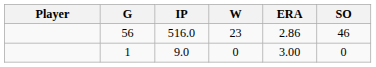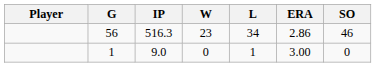+ column: (253, 14)
(182, 33) 516.0 -> (159, 33) 516.3
